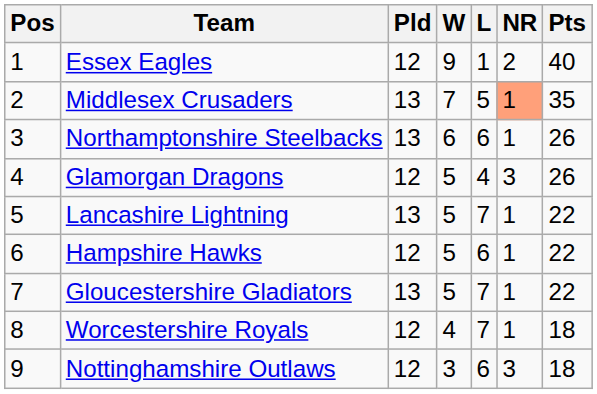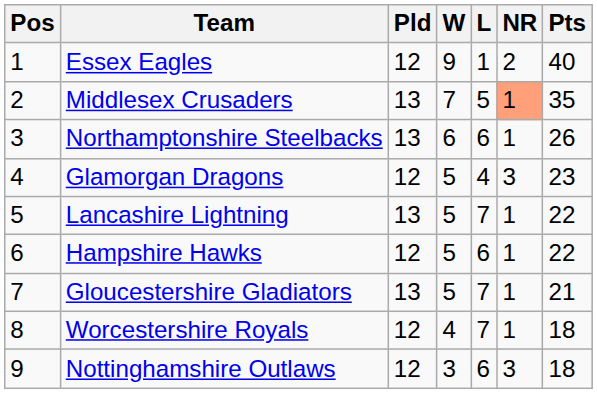(562, 176) 26 -> (562, 176) 23
(562, 291) 22 -> (562, 291) 21
